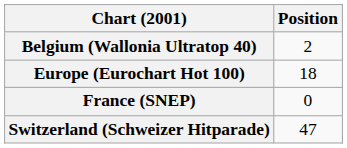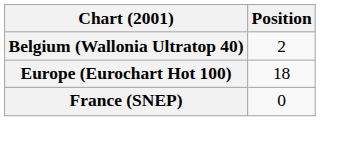- row: (139, 128)
